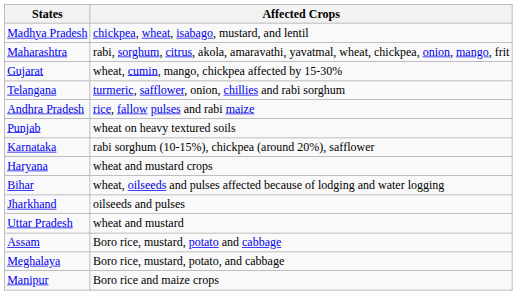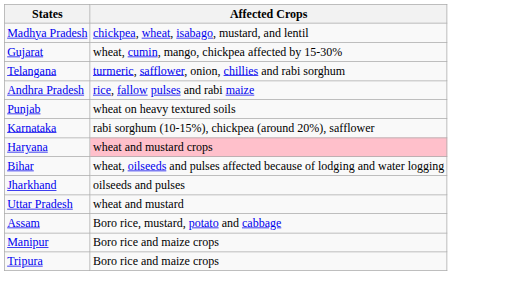- row: (37, 52)
(153, 166) no background -> (153, 147) pink background
- row: (34, 261)
+ row: (25, 261)
